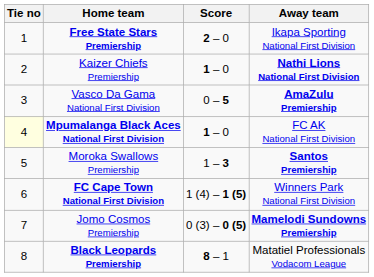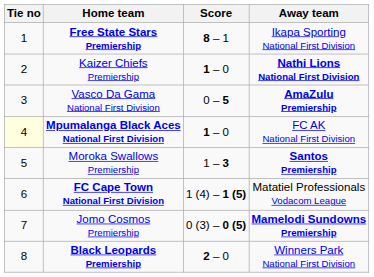(216, 38) 2 – 0 -> (216, 38) 8 – 1
(309, 194) Winners Park National First Division -> (309, 194) Matatiel Professionals Vodacom League
(216, 256) 8 – 1 -> (216, 256) 2 – 0
(309, 256) Matatiel Professionals Vodacom League -> (309, 256) Winners Park National First Division
